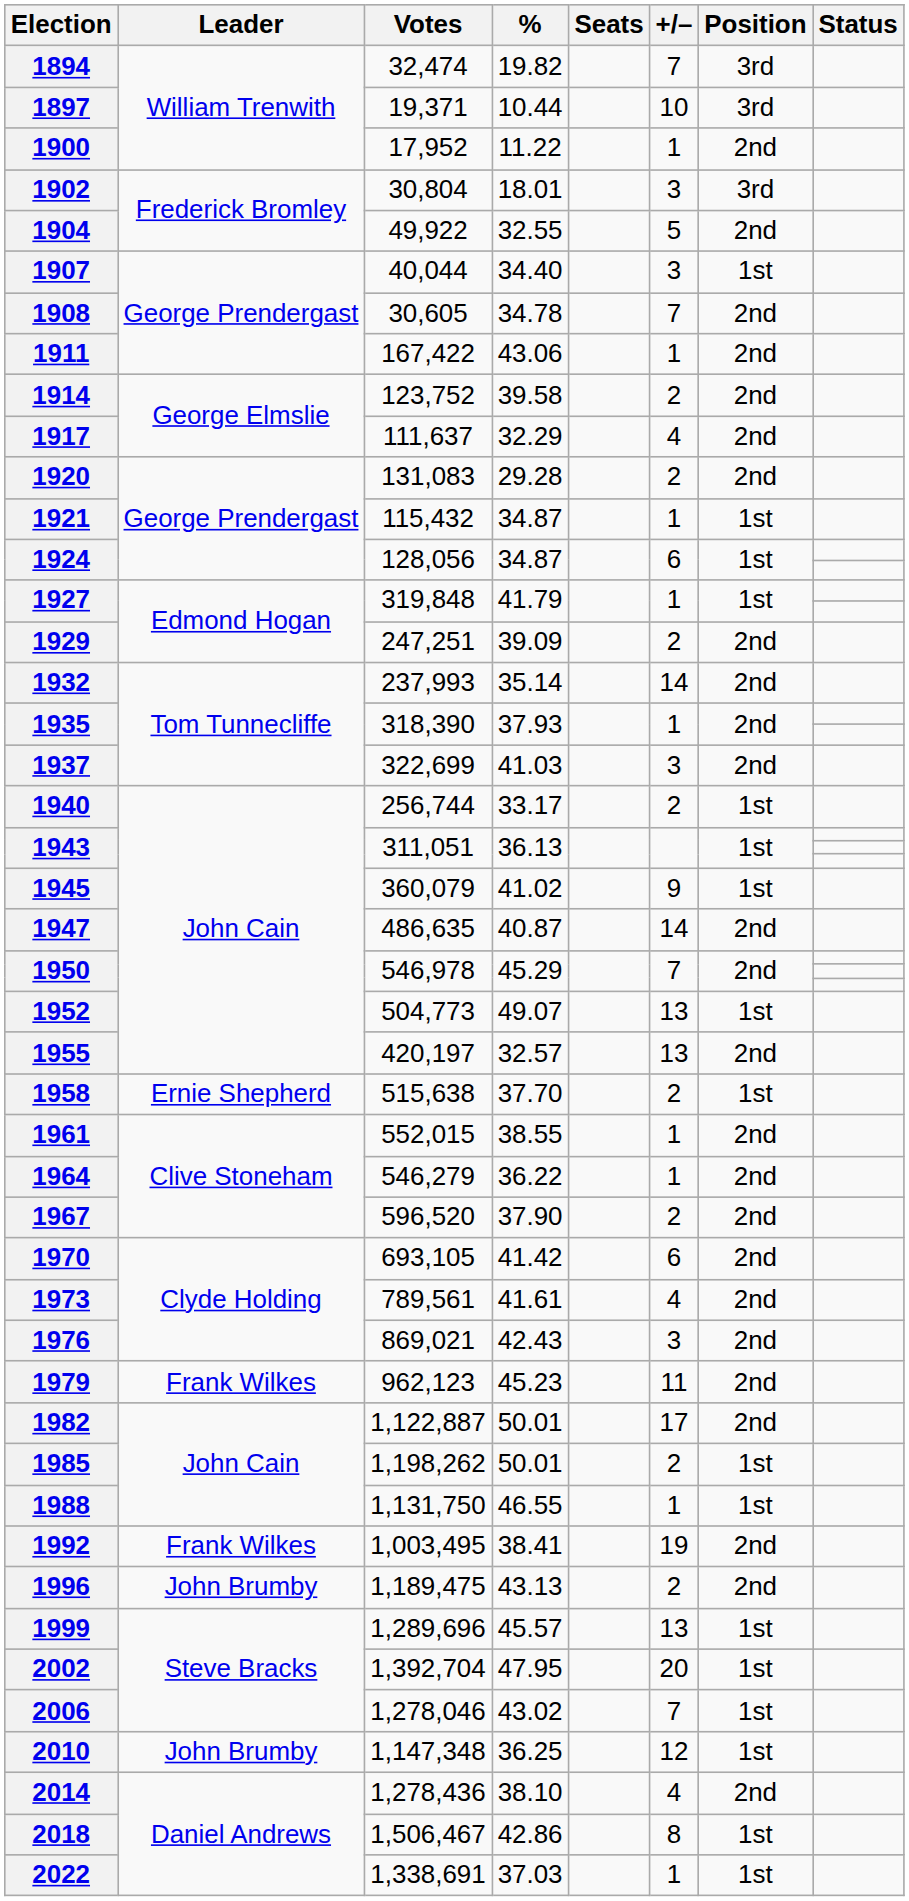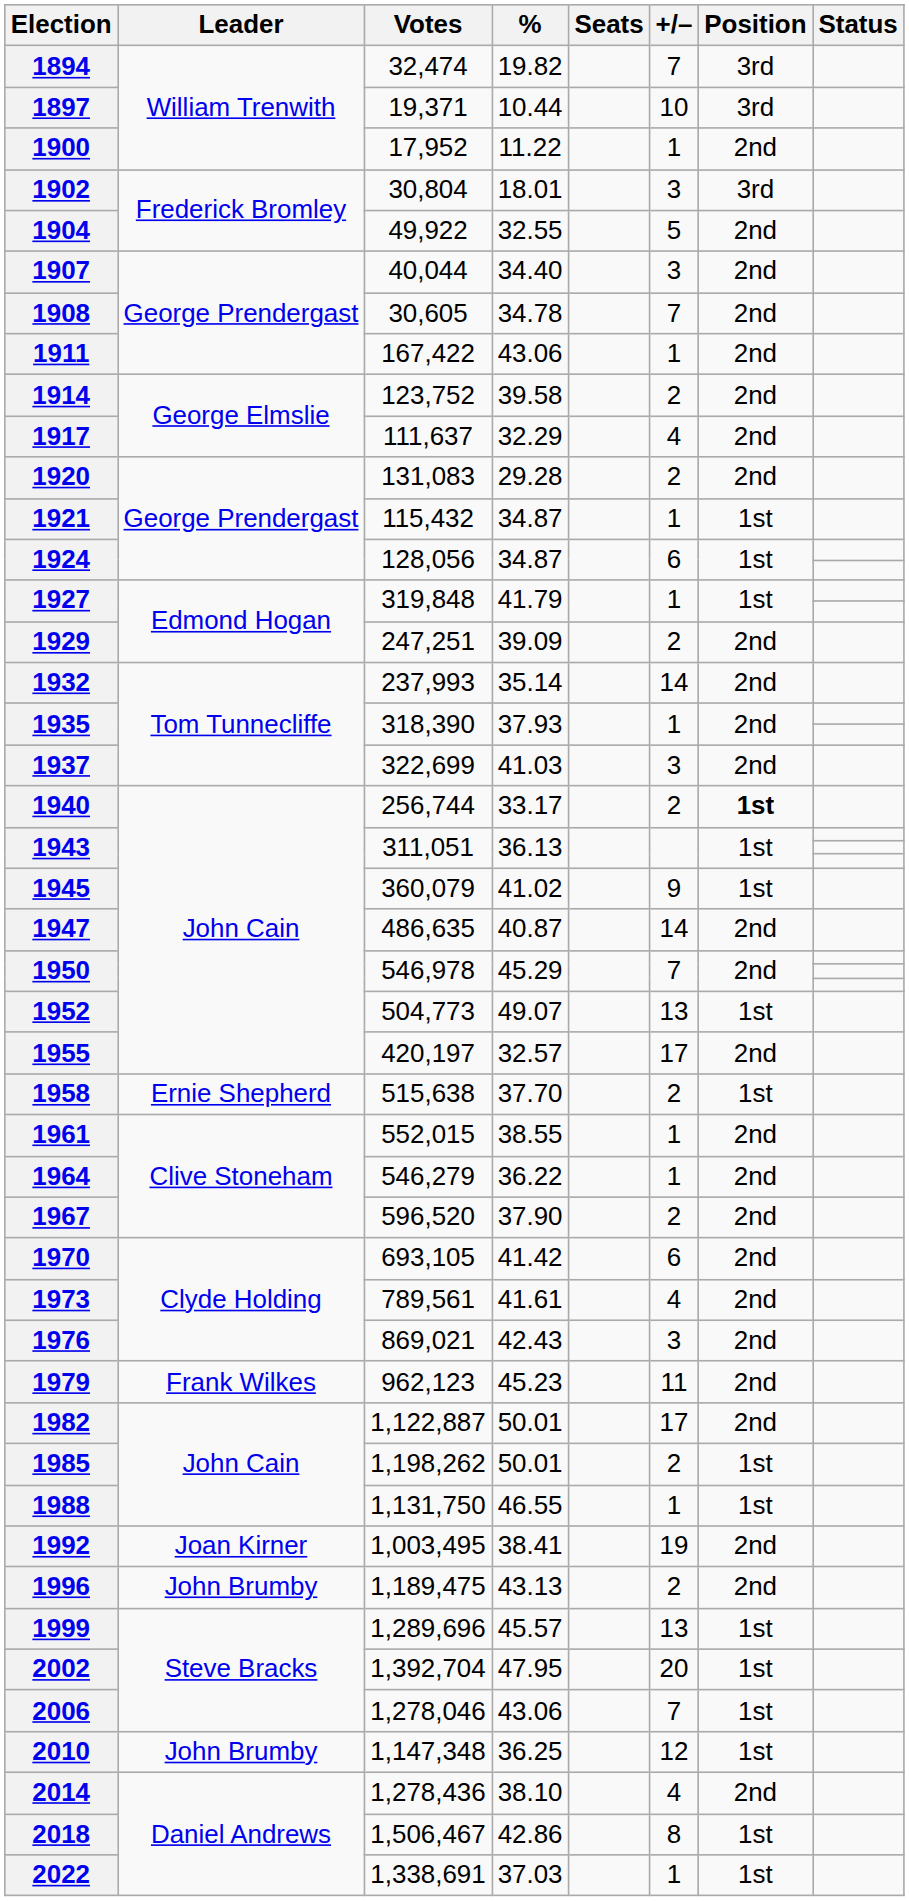(755, 271) 1st -> (755, 271) 2nd
(755, 806) normal -> (755, 806) bold
(674, 1052) 13 -> (674, 1052) 17
(241, 1546) Frank Wilkes -> (241, 1546) Joan Kirner
(530, 1710) 43.02 -> (530, 1710) 43.06
